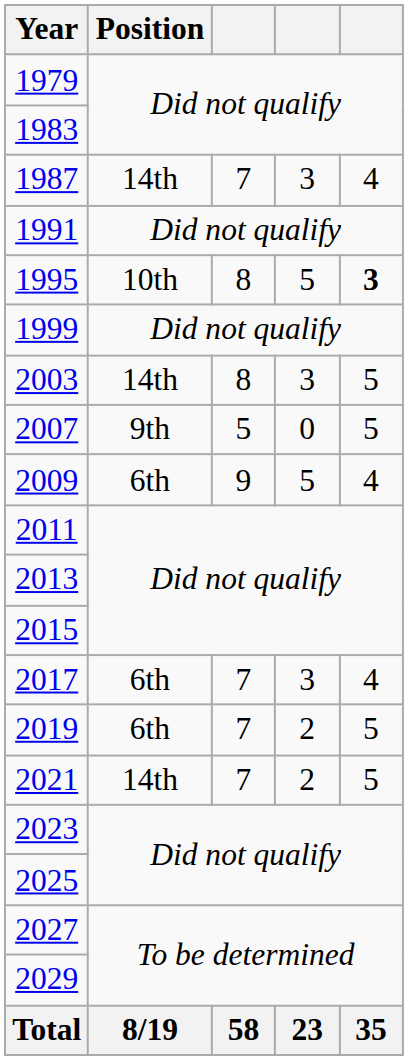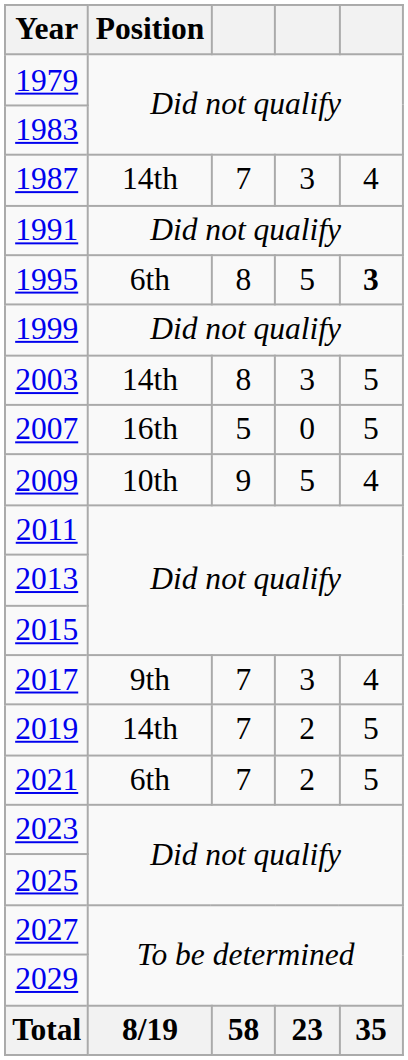(150, 279) 10th -> (150, 279) 6th
(150, 429) 9th -> (150, 429) 16th
(150, 479) 6th -> (150, 479) 10th
(150, 679) 6th -> (150, 679) 9th
(150, 729) 6th -> (150, 729) 14th
(150, 779) 14th -> (150, 779) 6th
